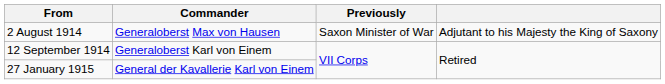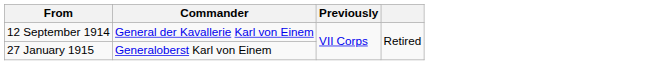- row: (44, 32)
(193, 50) Generaloberst Karl von Einem -> (214, 32) General der Kavallerie Karl von Einem
(214, 69) General der Kavallerie Karl von Einem -> (193, 50) Generaloberst Karl von Einem
